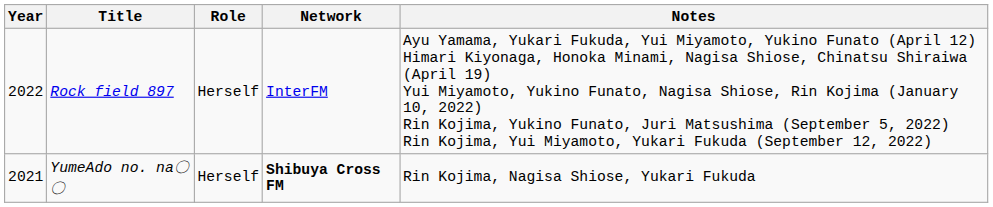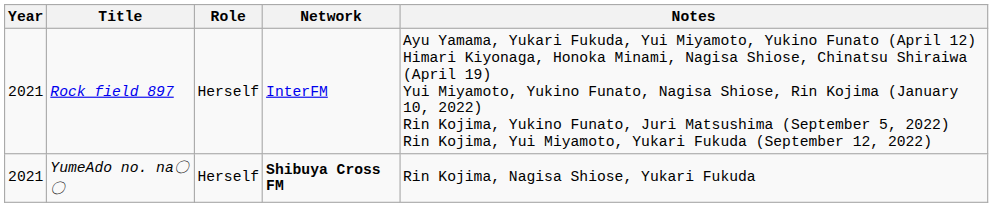(26, 91) 2022 -> (26, 91) 2021
